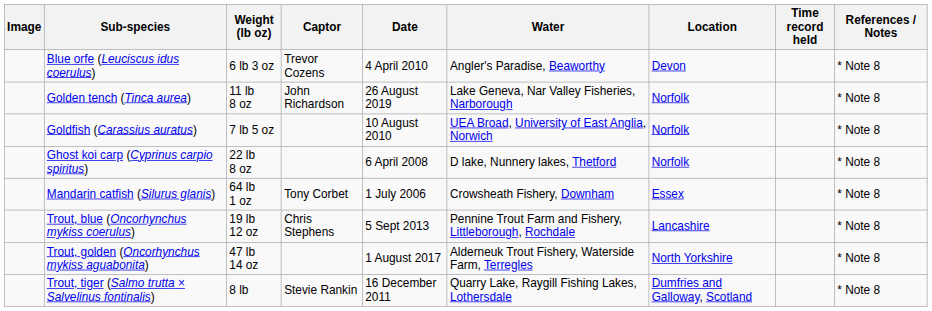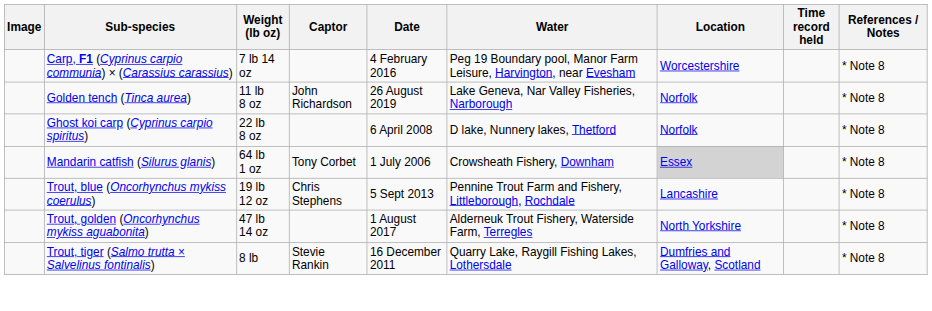- row: (113, 65)
+ row: (140, 65)
- row: (122, 130)
(668, 194) no background -> (676, 162) lightgrey background
